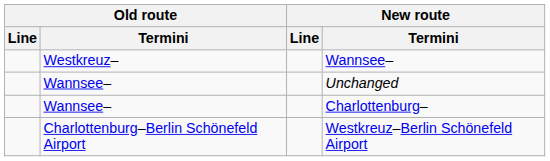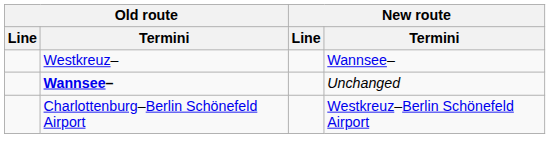(77, 83) normal -> (79, 83) bold
- row: (377, 106)
